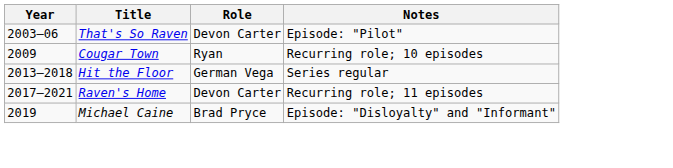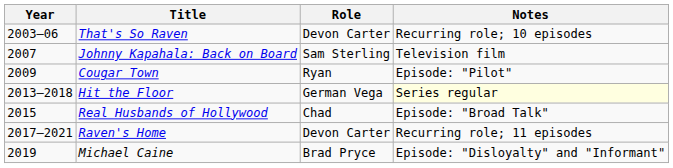(345, 34) Episode: "Pilot" -> (494, 34) Recurring role; 10 episodes
+ row: (188, 54)
(385, 54) Recurring role; 10 episodes -> (454, 73) Episode: "Pilot"
(338, 73) no background -> (447, 93) lightyellow background
+ row: (173, 113)
